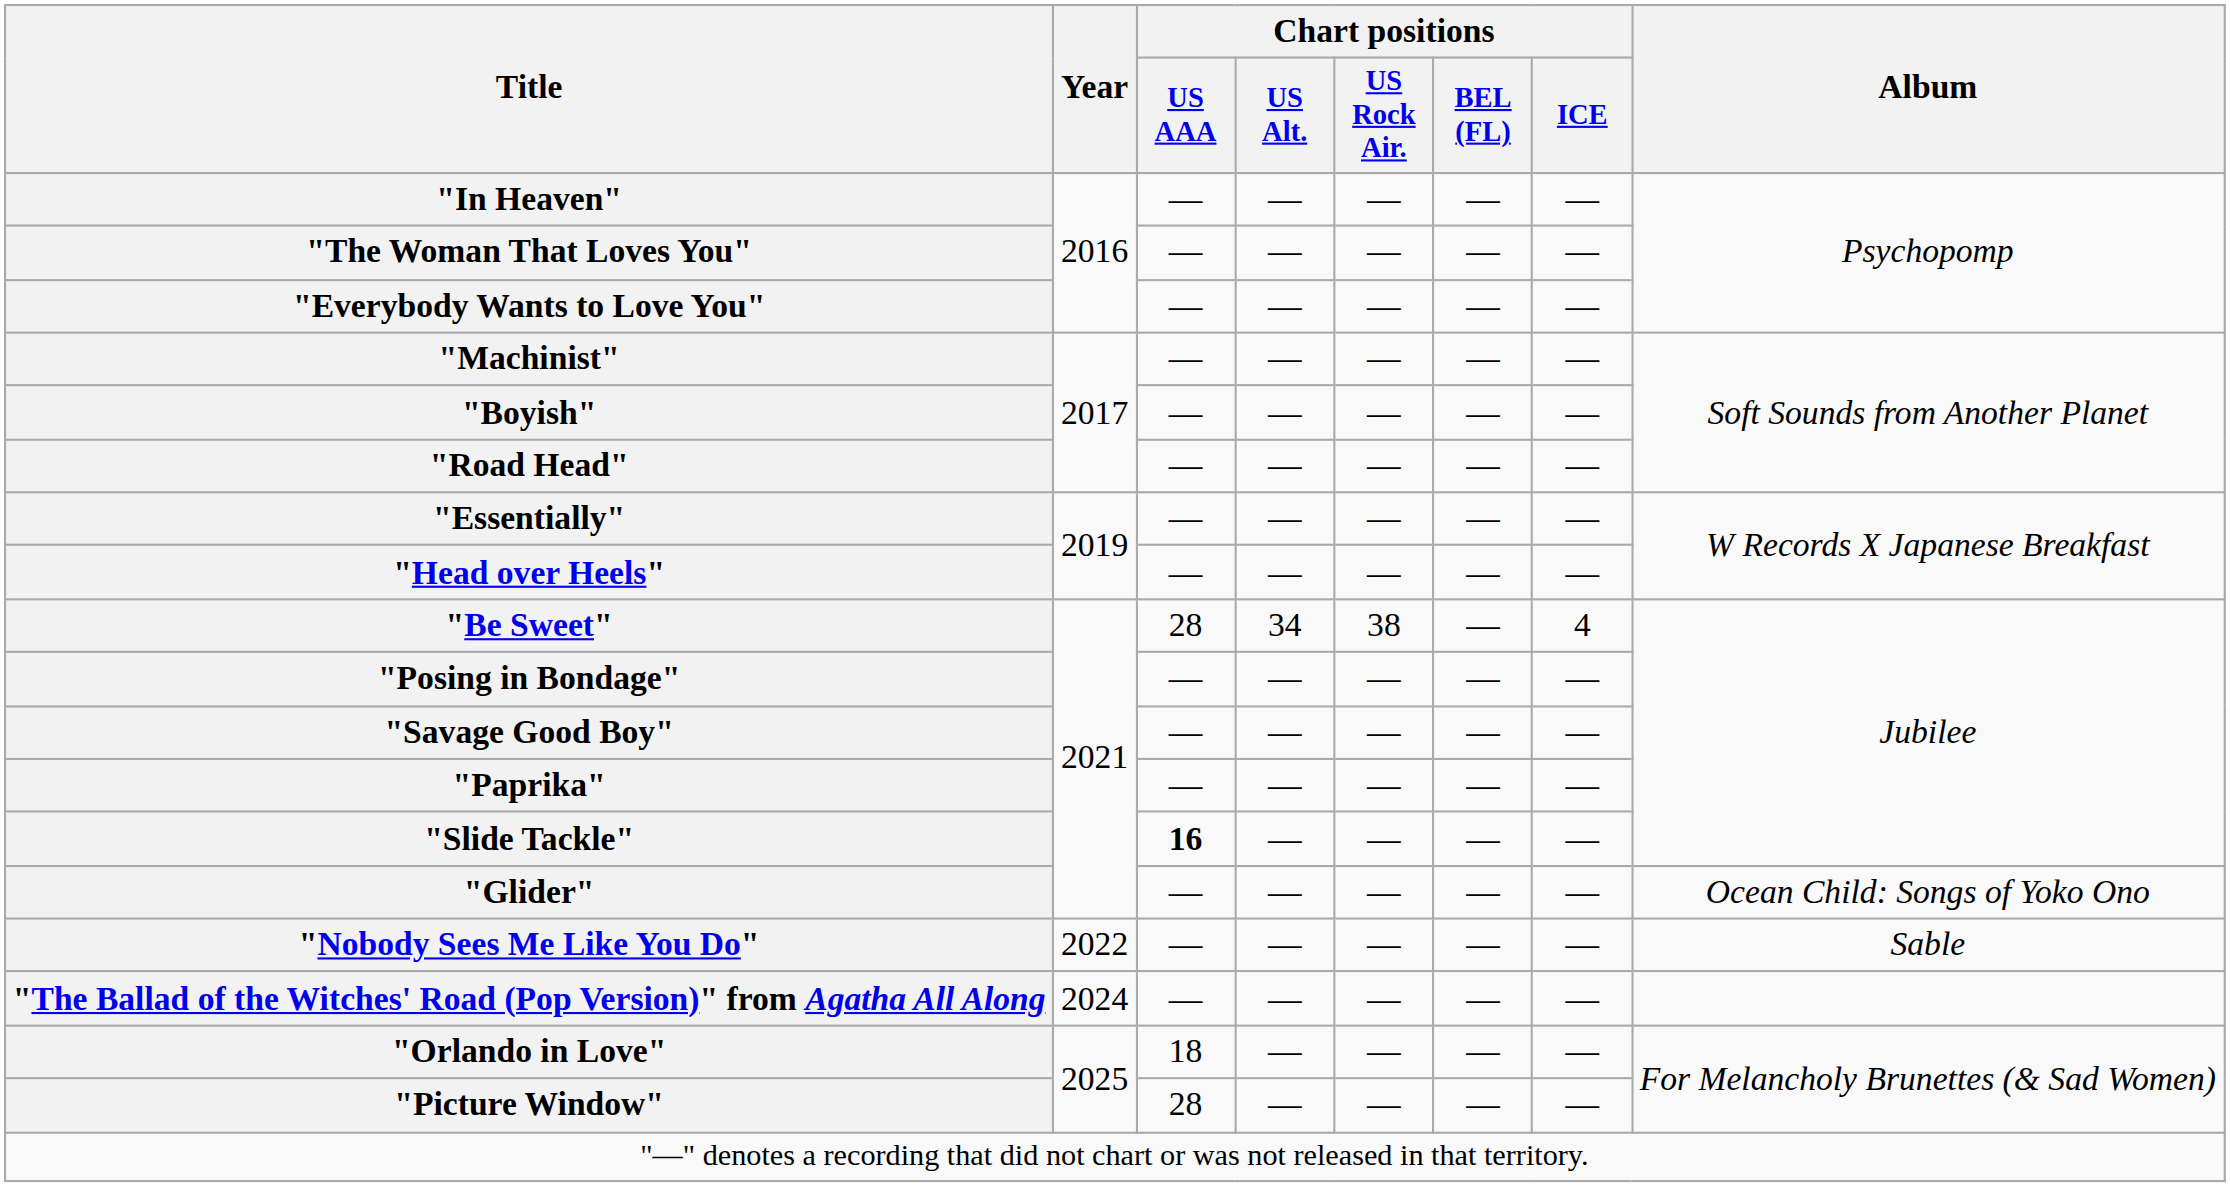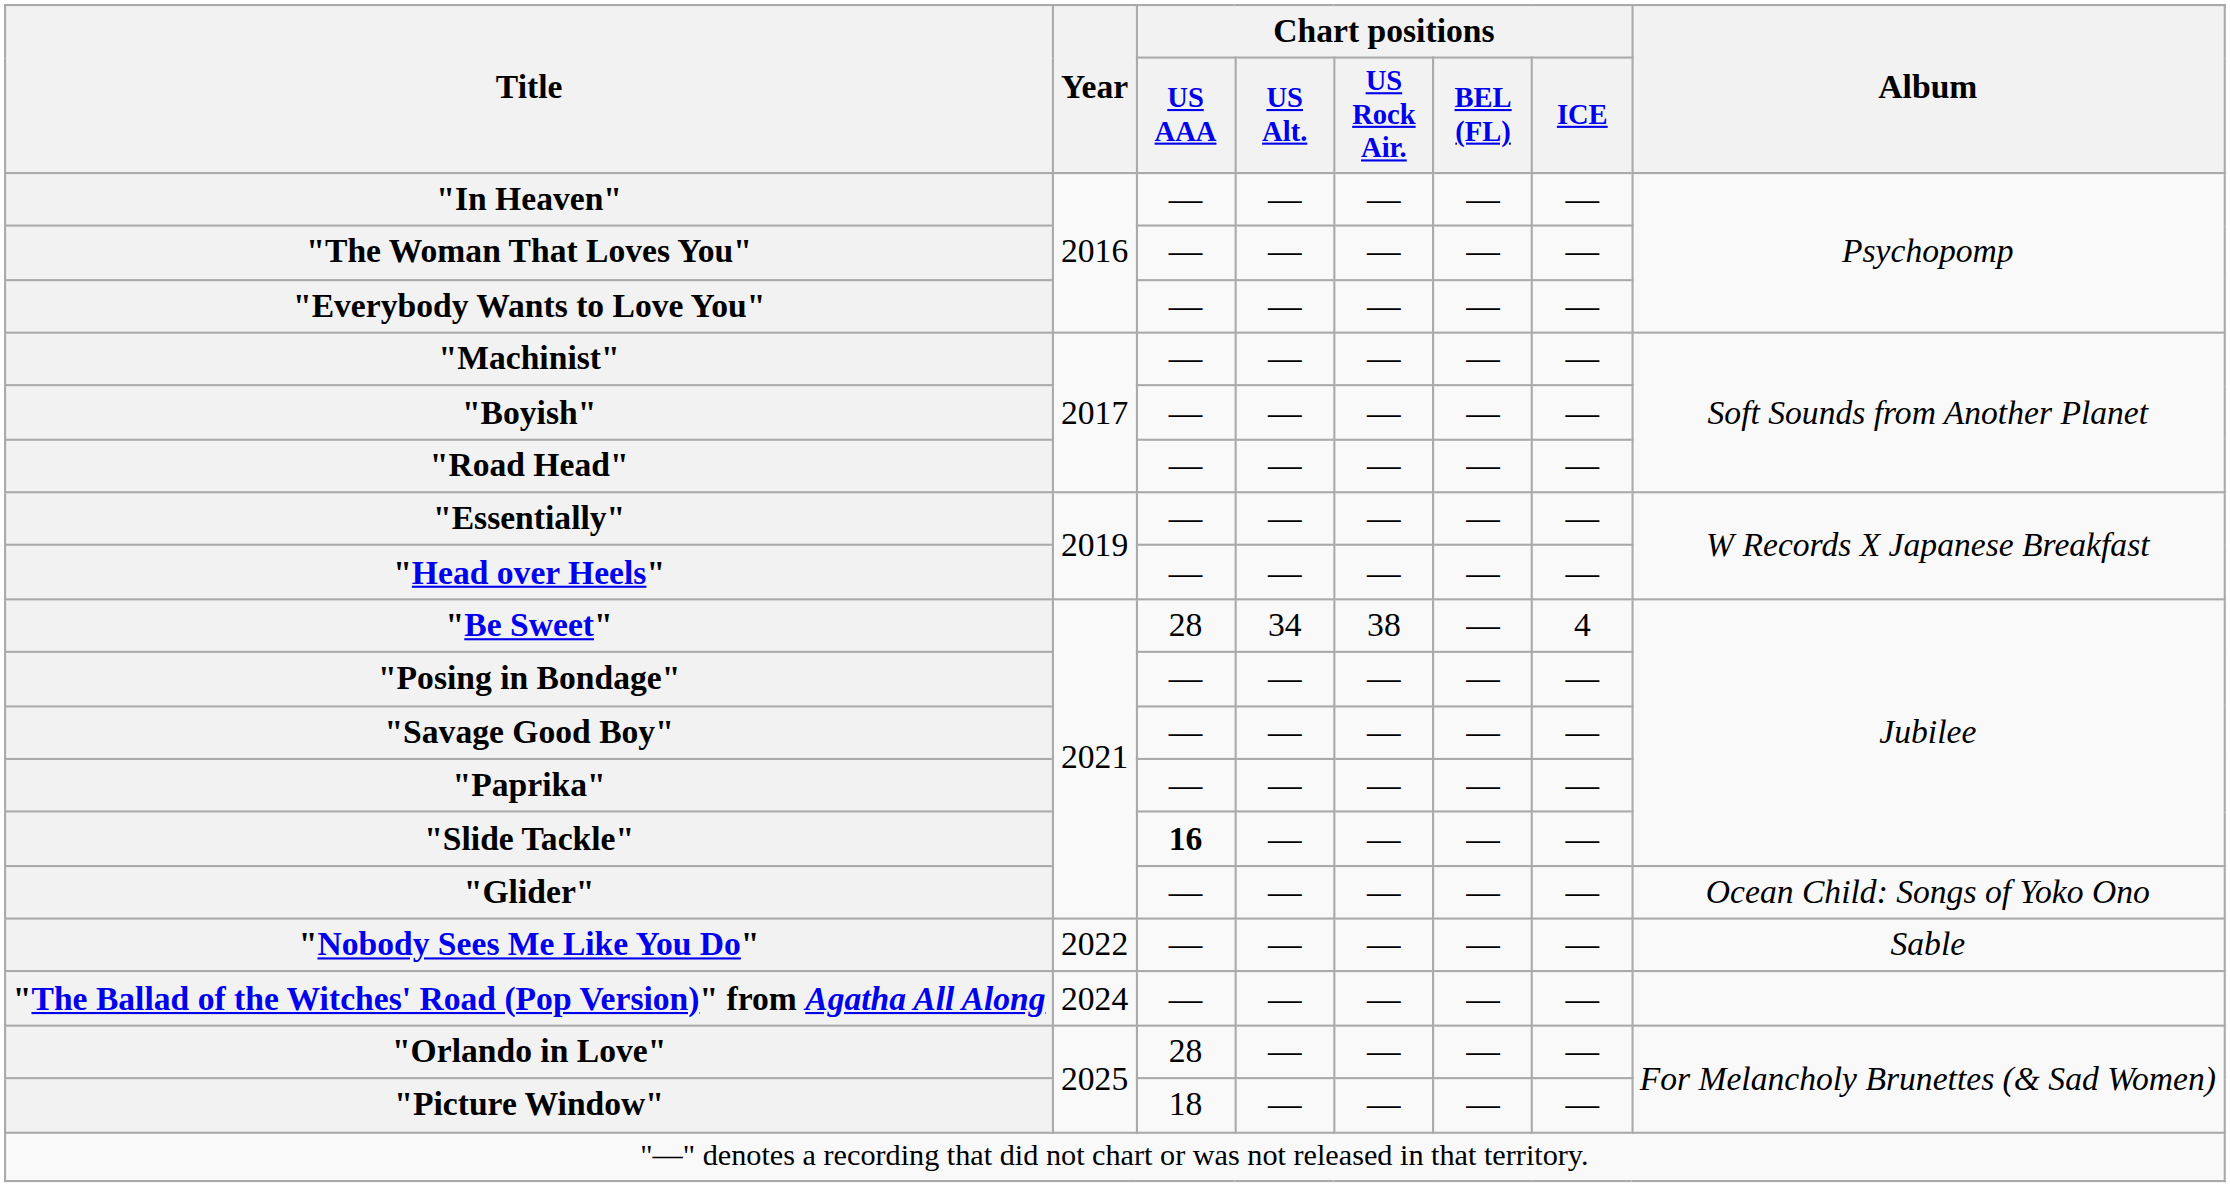(1186, 1051) 18 -> (1186, 1051) 28
(1186, 1104) 28 -> (1186, 1104) 18
